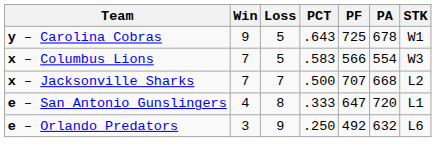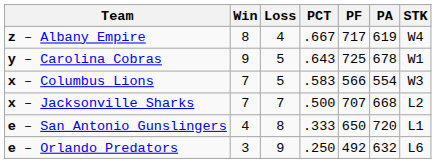+ row: (77, 38)
(354, 104) 647 -> (354, 126) 650
